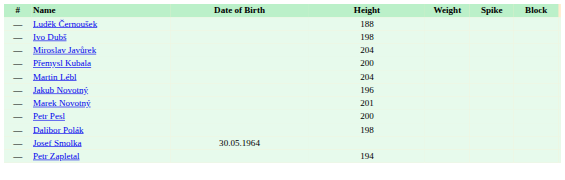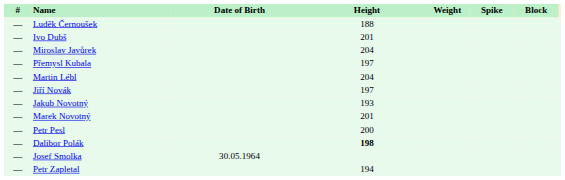(367, 37) 198 -> (367, 37) 201
(367, 63) 200 -> (367, 63) 197
+ row: (52, 90)
(367, 90) 196 -> (367, 103) 193
(367, 129) normal -> (367, 143) bold
